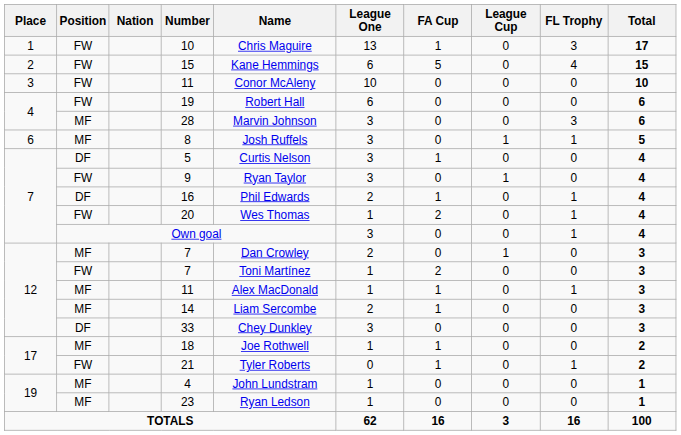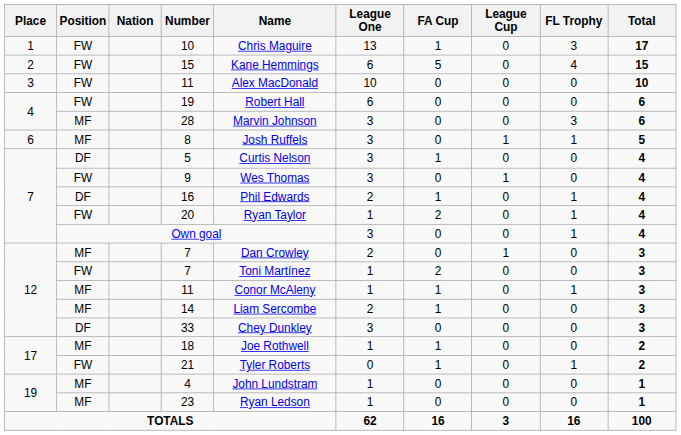(275, 84) Conor McAleny -> (275, 84) Alex MacDonald
(275, 177) Ryan Taylor -> (275, 177) Wes Thomas
(275, 215) Wes Thomas -> (275, 215) Ryan Taylor
(275, 290) Alex MacDonald -> (275, 290) Conor McAleny
